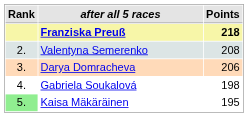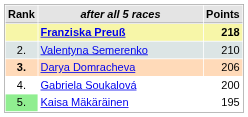(231, 50) 208 -> (231, 50) 210
(21, 68) normal -> (21, 68) bold
(231, 85) 198 -> (231, 85) 200
